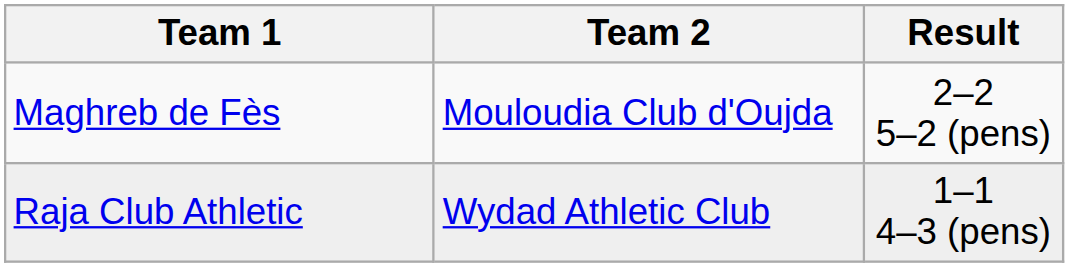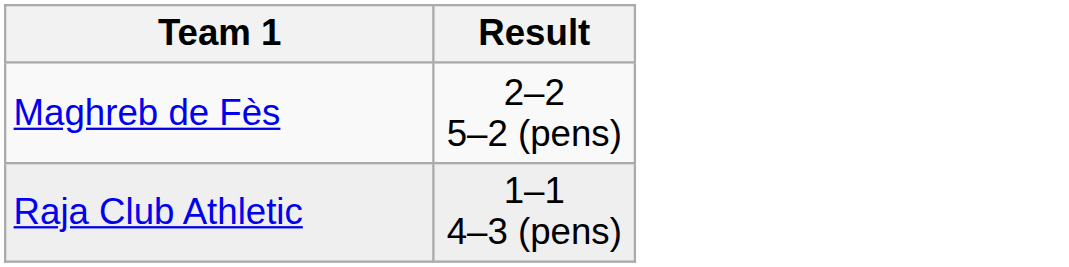- column: (649, 33)
